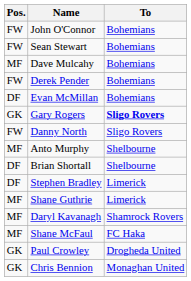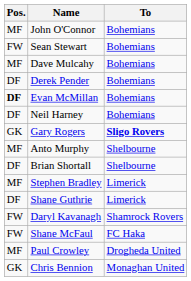(15, 30) FW -> (15, 30) MF
(15, 81) FW -> (14, 81) DF
(14, 98) normal -> (14, 98) bold
+ row: (57, 115)
- row: (59, 132)
(14, 183) DF -> (15, 183) MF
(15, 200) MF -> (14, 200) DF
(15, 217) MF -> (15, 217) FW
(15, 234) MF -> (15, 234) FW
(15, 251) GK -> (15, 251) MF
